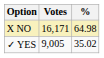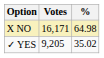(53, 44) 9,005 -> (53, 44) 9,205
